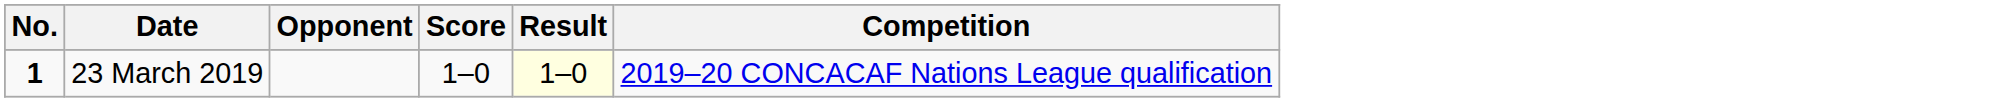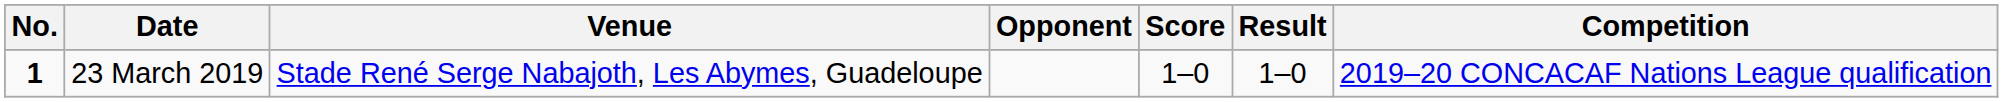+ column: (630, 27)
(563, 73) lightyellow background -> (1283, 73) no background
